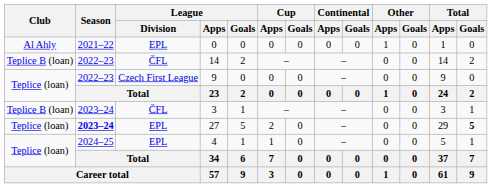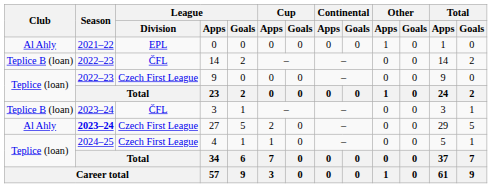(40, 126) Teplice (loan) -> (40, 126) Al Ahly
(158, 126) EPL -> (158, 126) Czech First League
(472, 126) bold -> (472, 126) normal
(158, 142) EPL -> (158, 142) Czech First League
